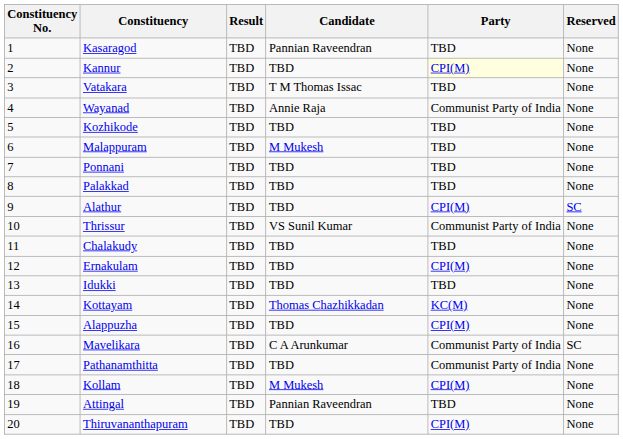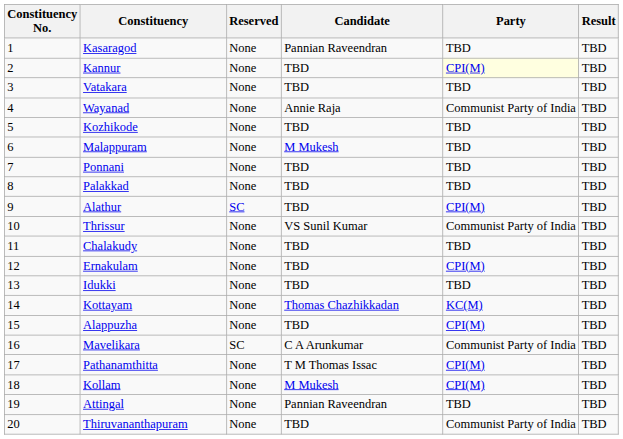columns swapped: (591, 21) <-> (246, 21)
(315, 87) T M Thomas Issac -> (297, 87) TBD
(281, 364) TBD -> (331, 364) T M Thomas Issac
(496, 364) Communist Party of India -> (465, 364) CPI(M)
(450, 424) CPI(M) -> (511, 424) Communist Party of India
